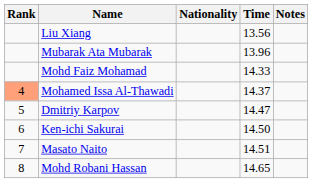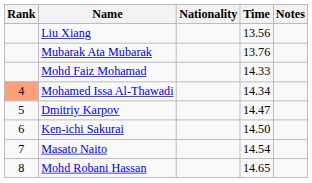(257, 52) 13.96 -> (257, 52) 13.76
(257, 91) 14.37 -> (257, 91) 14.34
(257, 149) 14.51 -> (257, 149) 14.54
